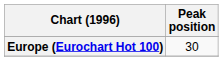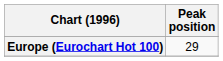(192, 46) 30 -> (192, 46) 29
